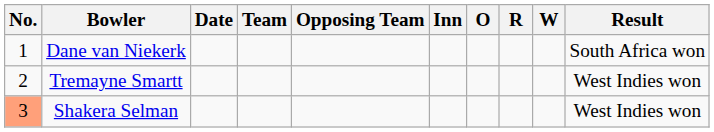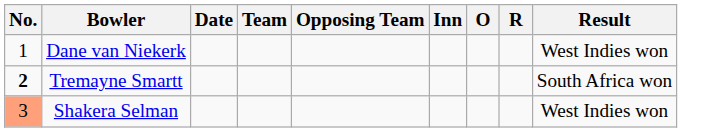- column: (549, 19)
(637, 50) South Africa won -> (604, 50) West Indies won
(23, 80) normal -> (23, 80) bold
(637, 80) West Indies won -> (604, 80) South Africa won
